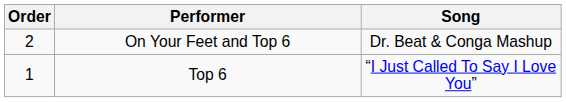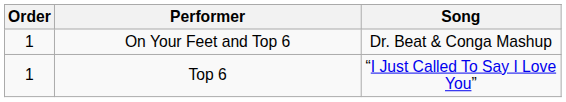(29, 41) 2 -> (29, 41) 1
